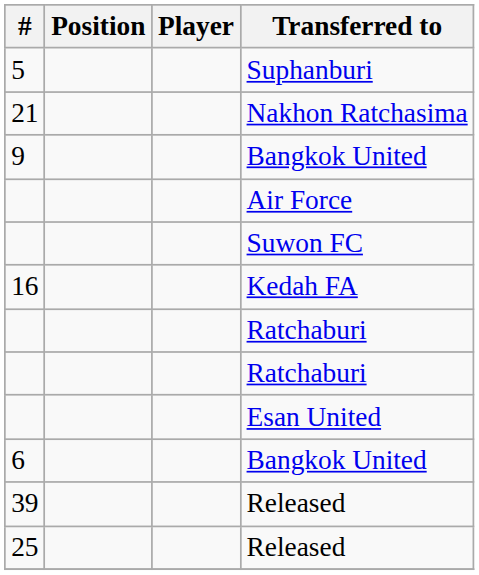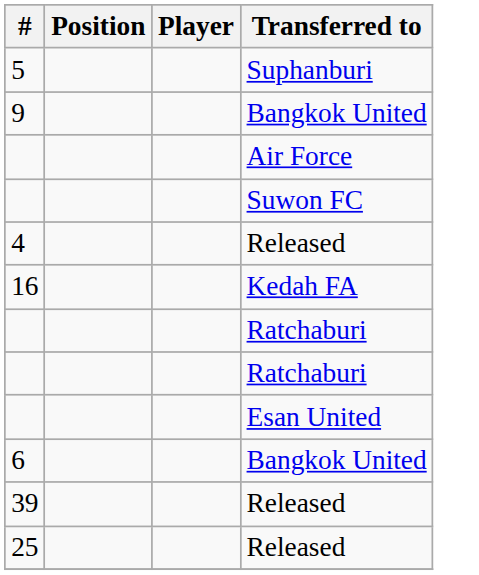- row: (25, 112)
+ row: (18, 243)
